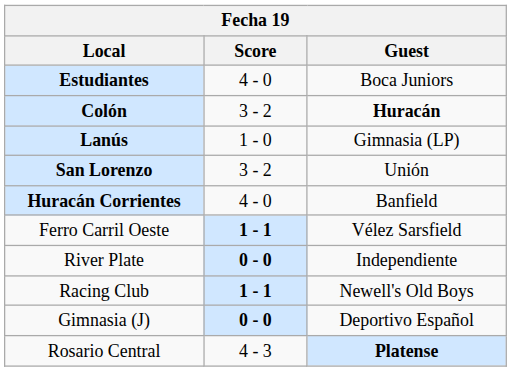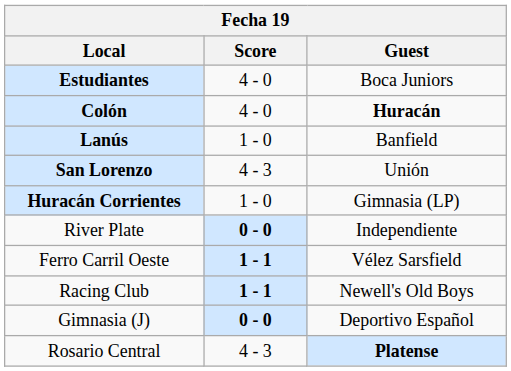(255, 110) 3 - 2 -> (255, 110) 4 - 0
(407, 140) Gimnasia (LP) -> (407, 140) Banfield
(255, 170) 3 - 2 -> (255, 170) 4 - 3
(255, 200) 4 - 0 -> (255, 200) 1 - 0
(407, 200) Banfield -> (407, 200) Gimnasia (LP)
rows swapped: (104, 260) <-> (104, 230)
